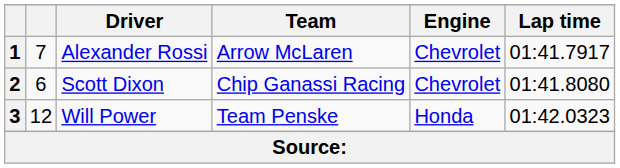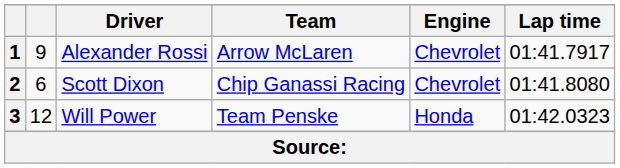(41, 52) 7 -> (41, 52) 9
